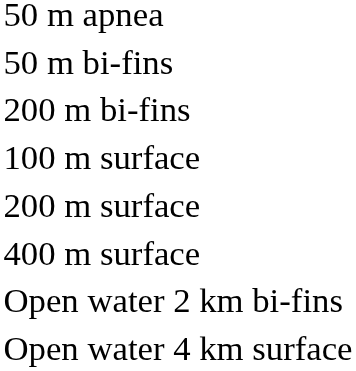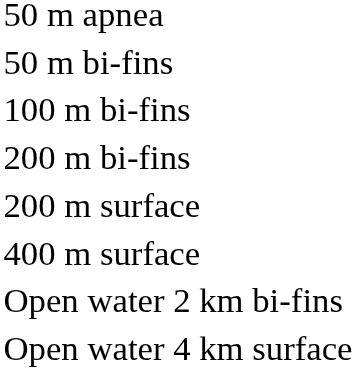+ row: (97, 109)
- row: (102, 157)
